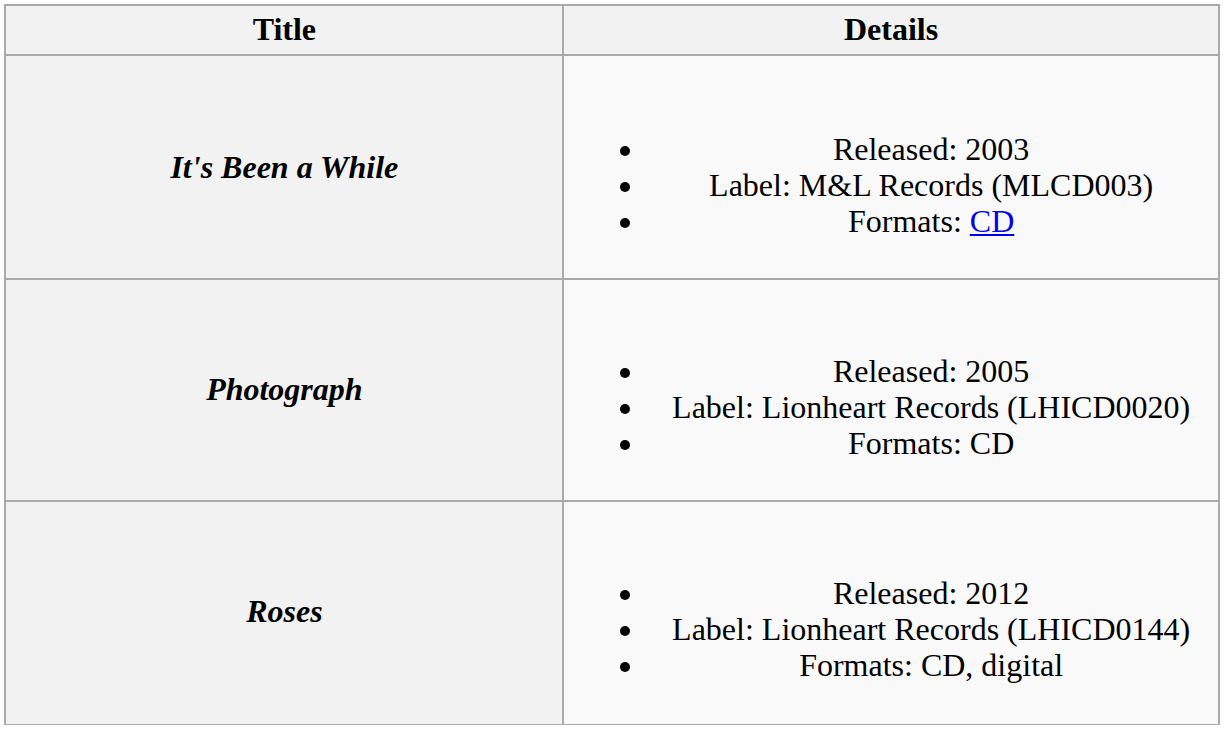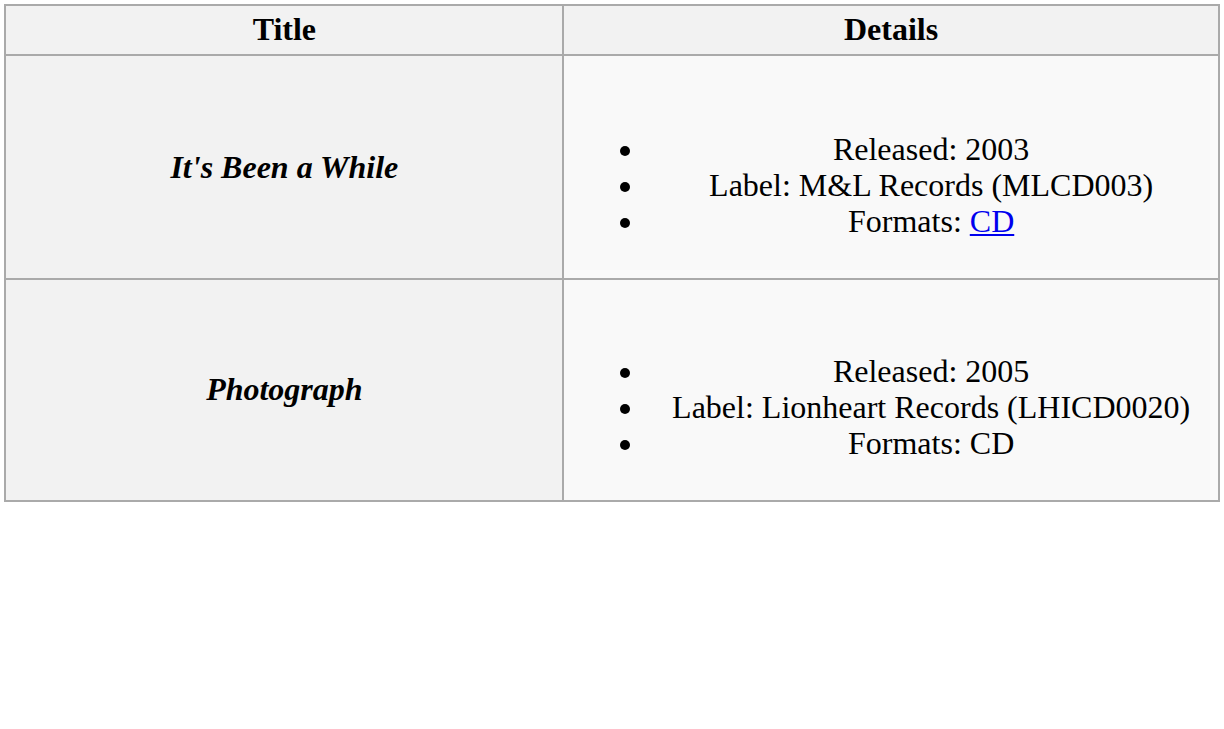- row: (284, 612)
